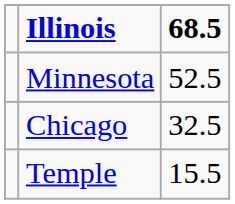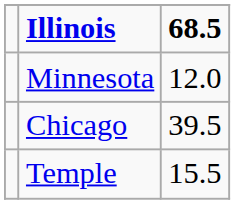(195, 76) 52.5 -> (195, 76) 12.0
(195, 125) 32.5 -> (195, 125) 39.5
